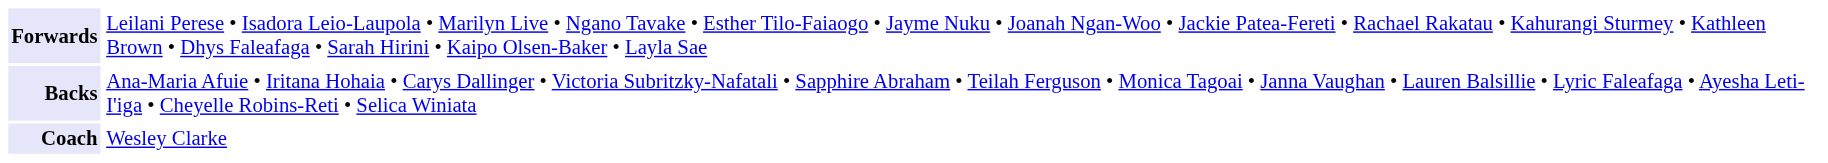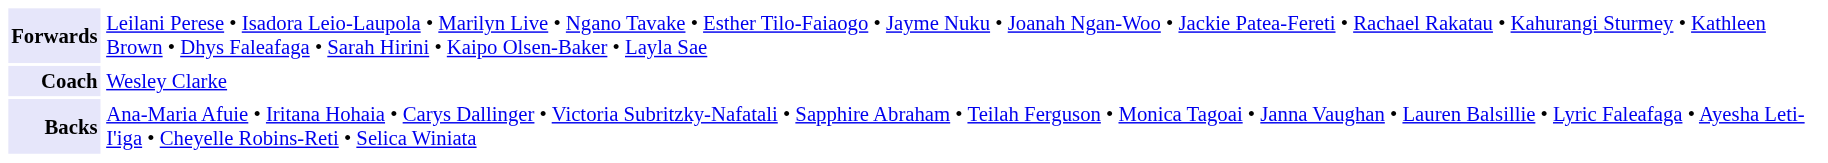rows swapped: (71, 93) <-> (69, 138)
